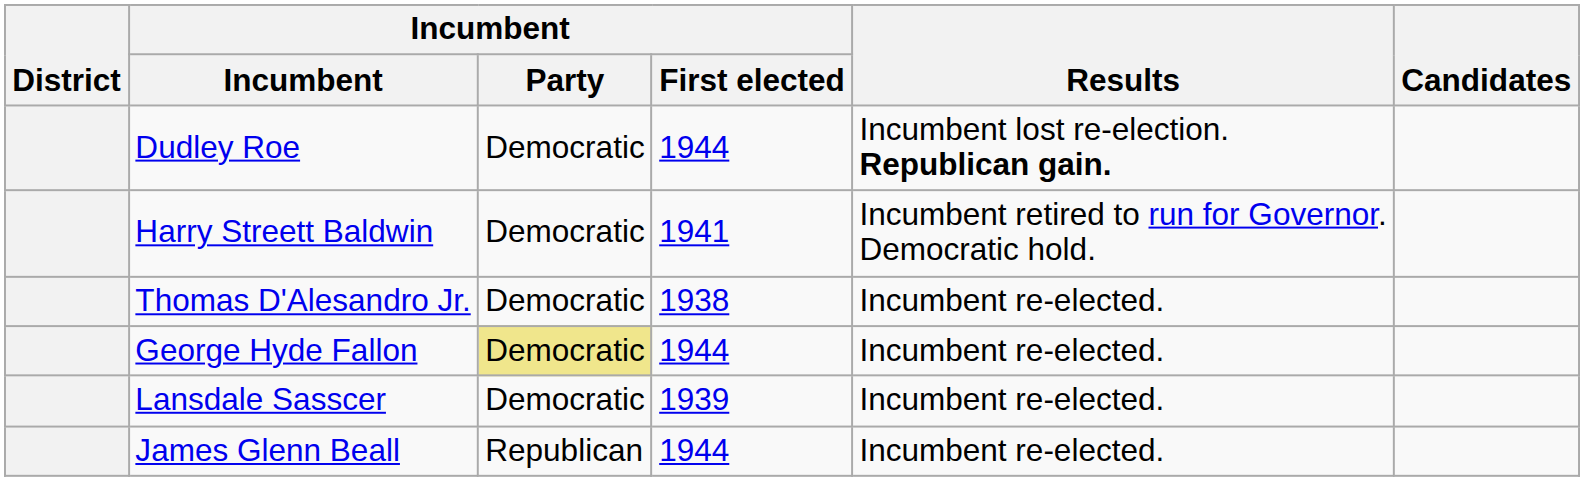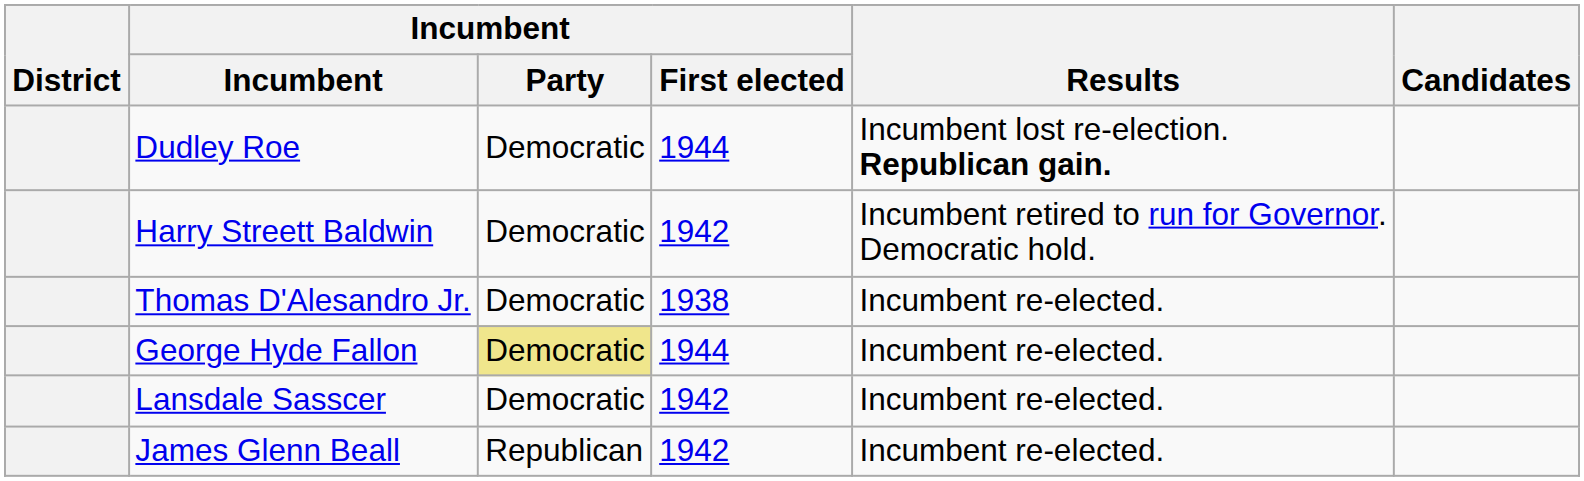(694, 232) 1941 -> (694, 232) 1942
(694, 400) 1939 -> (694, 400) 1942
(694, 450) 1944 -> (694, 450) 1942
